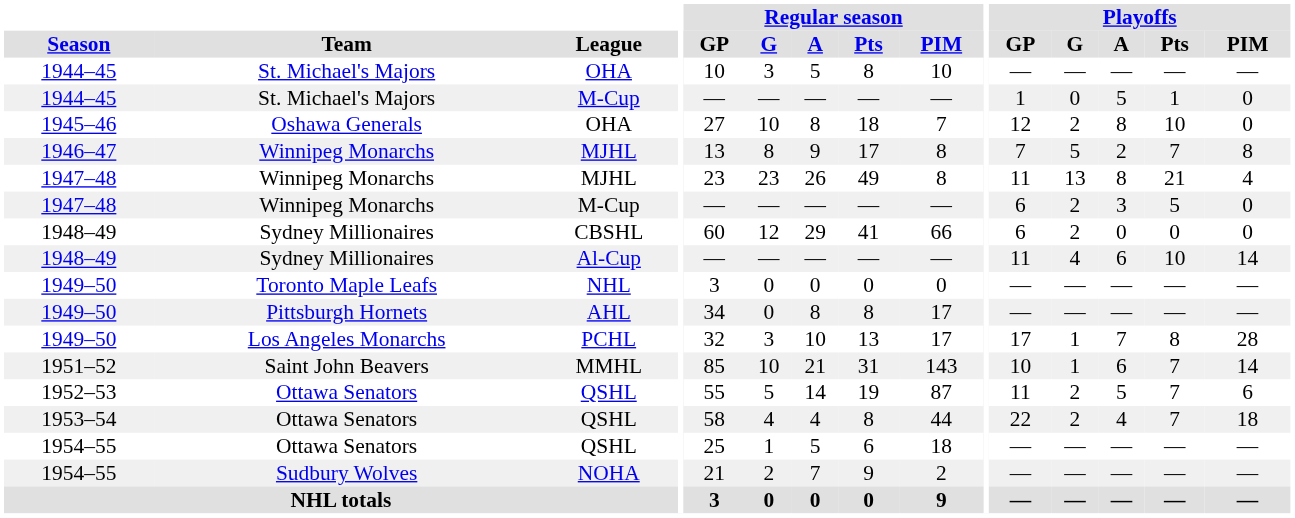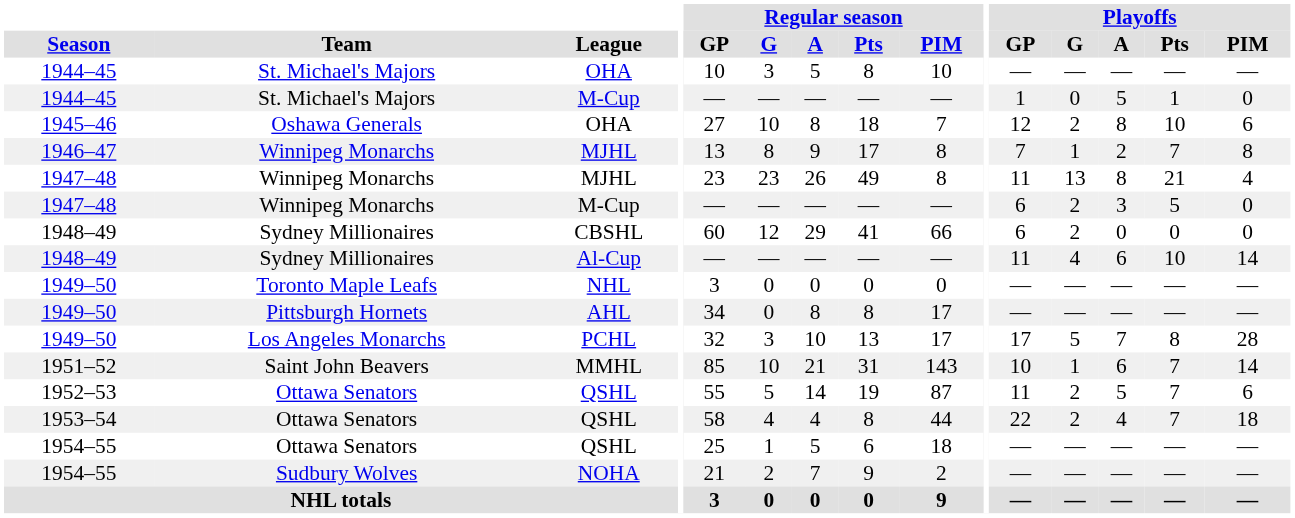(1248, 124) 0 -> (1248, 124) 6
(1075, 151) 5 -> (1075, 151) 1
(1075, 338) 1 -> (1075, 338) 5
